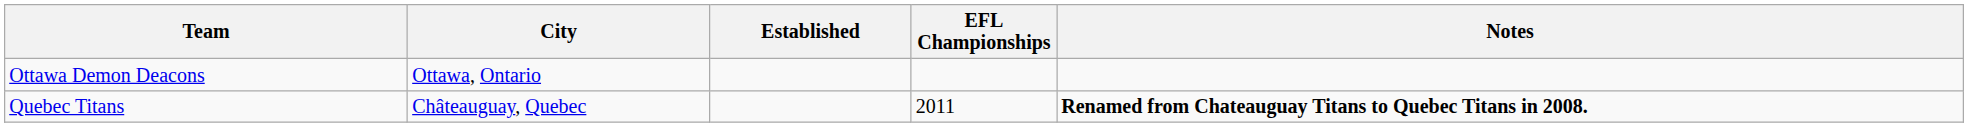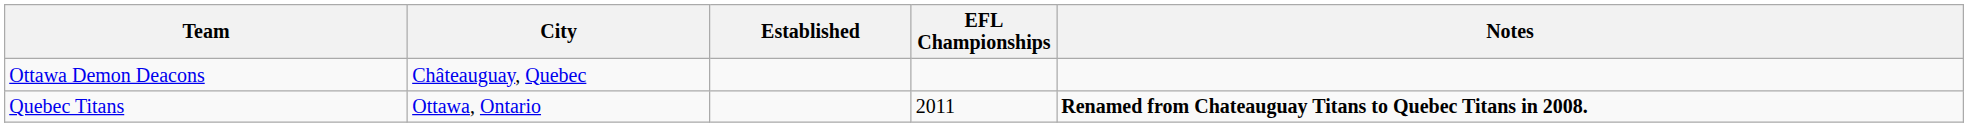(477, 74) Ottawa, Ontario -> (499, 74) Châteauguay, Quebec
(499, 106) Châteauguay, Quebec -> (477, 106) Ottawa, Ontario
